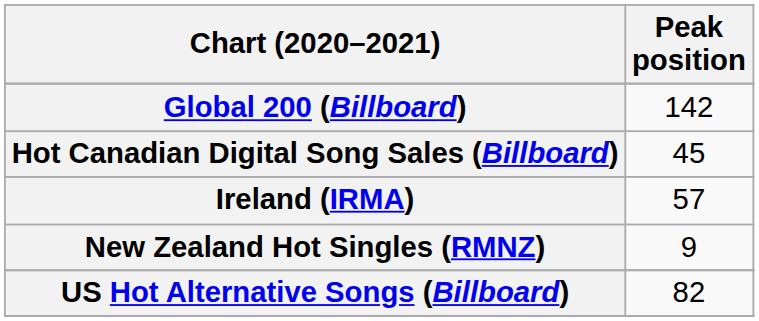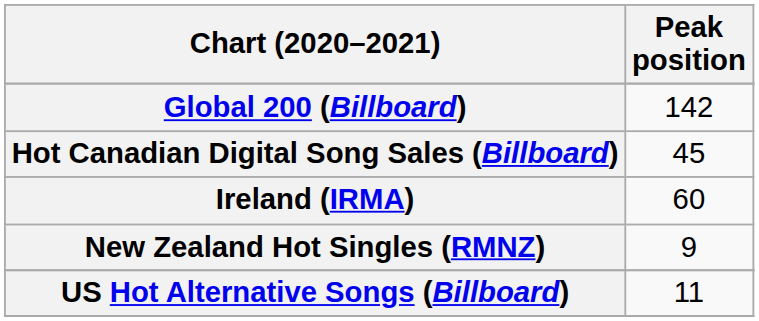(689, 199) 57 -> (689, 199) 60
(689, 292) 82 -> (689, 292) 11
